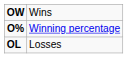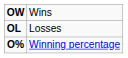rows swapped: (14, 45) <-> (15, 28)
